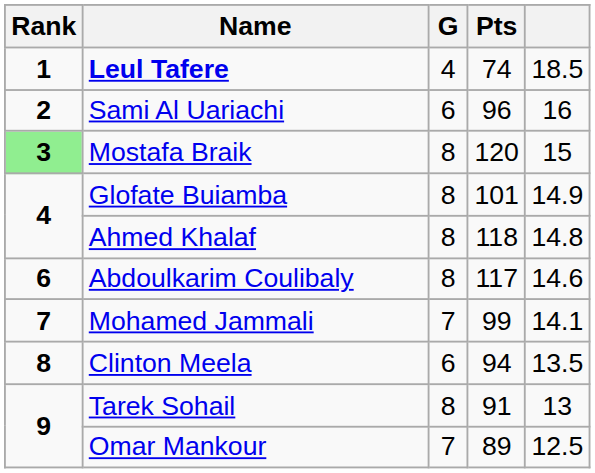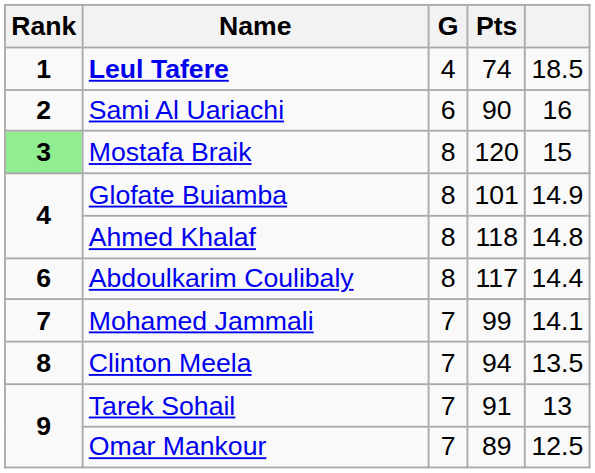(497, 111) 96 -> (497, 111) 90
(557, 279) 14.6 -> (557, 279) 14.4
(448, 363) 6 -> (448, 363) 7
(448, 405) 8 -> (448, 405) 7
